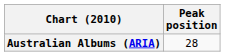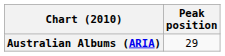(192, 43) 28 -> (192, 43) 29
